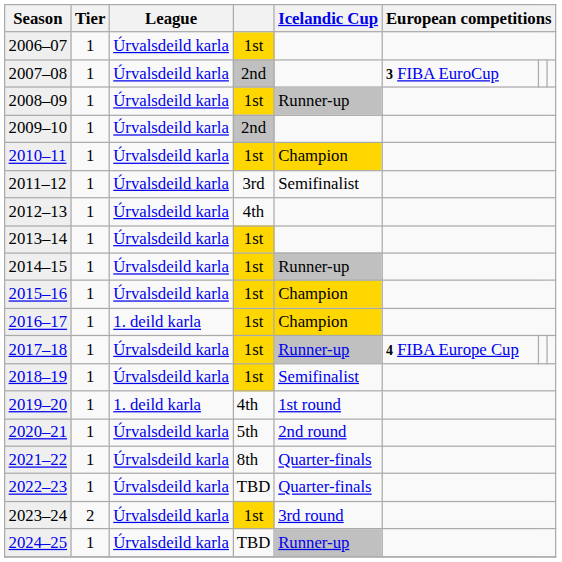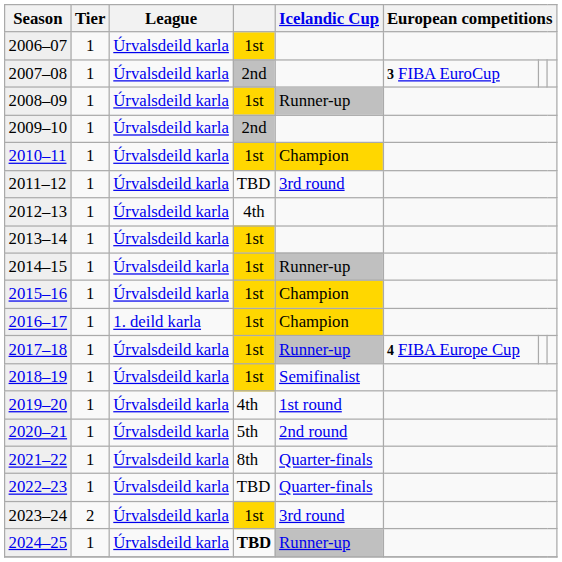(254, 183) 3rd -> (254, 183) TBD
(319, 183) Semifinalist -> (312, 183) 3rd round
(157, 404) 1. deild karla -> (171, 404) Úrvalsdeild karla
(254, 542) normal -> (254, 542) bold
